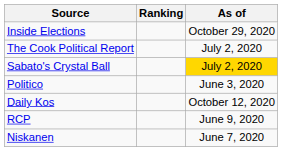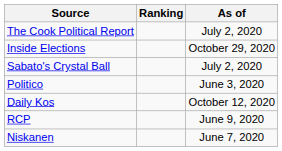rows swapped: (70, 48) <-> (46, 31)
(232, 66) gold background -> (232, 66) no background
